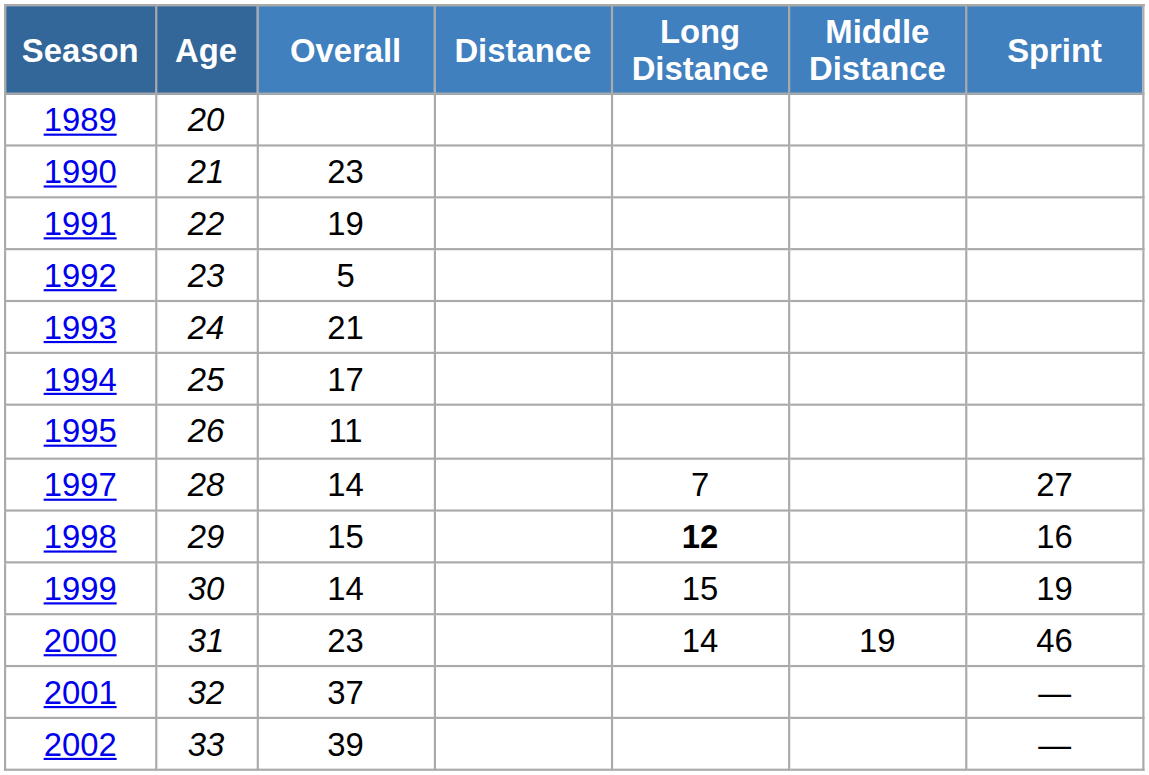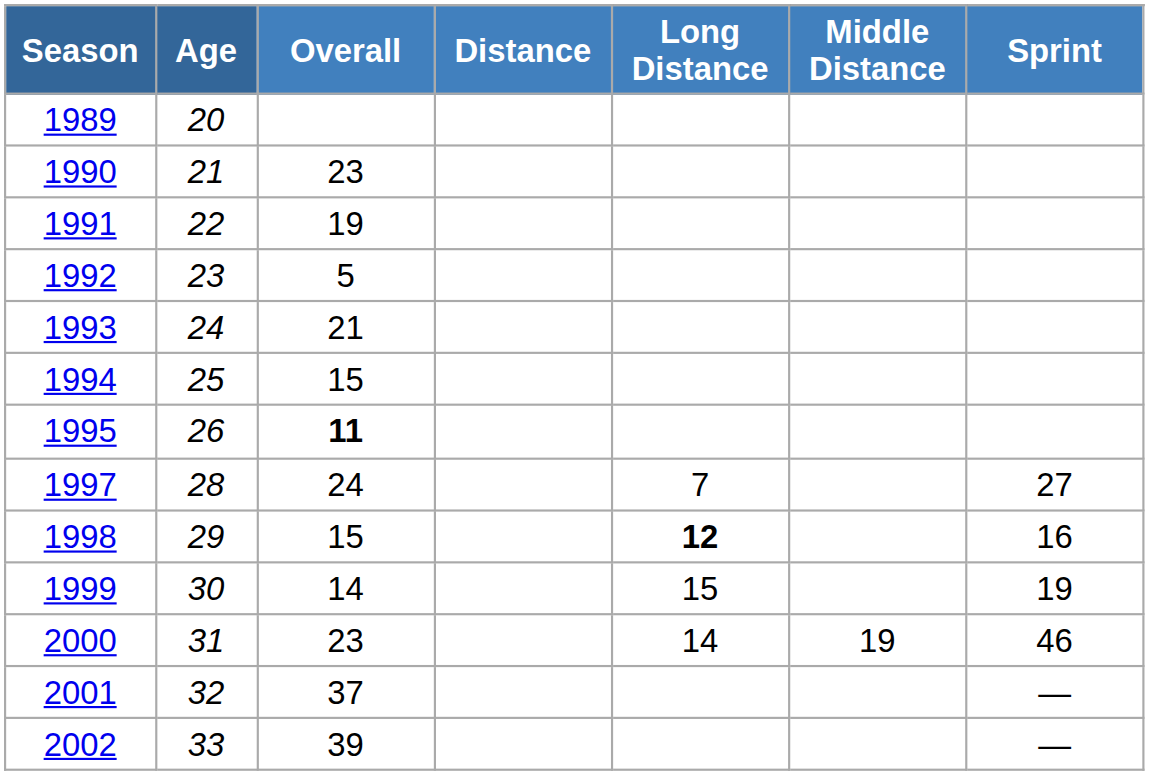(346, 380) 17 -> (346, 380) 15
(346, 432) normal -> (346, 432) bold
(346, 484) 14 -> (346, 484) 24
